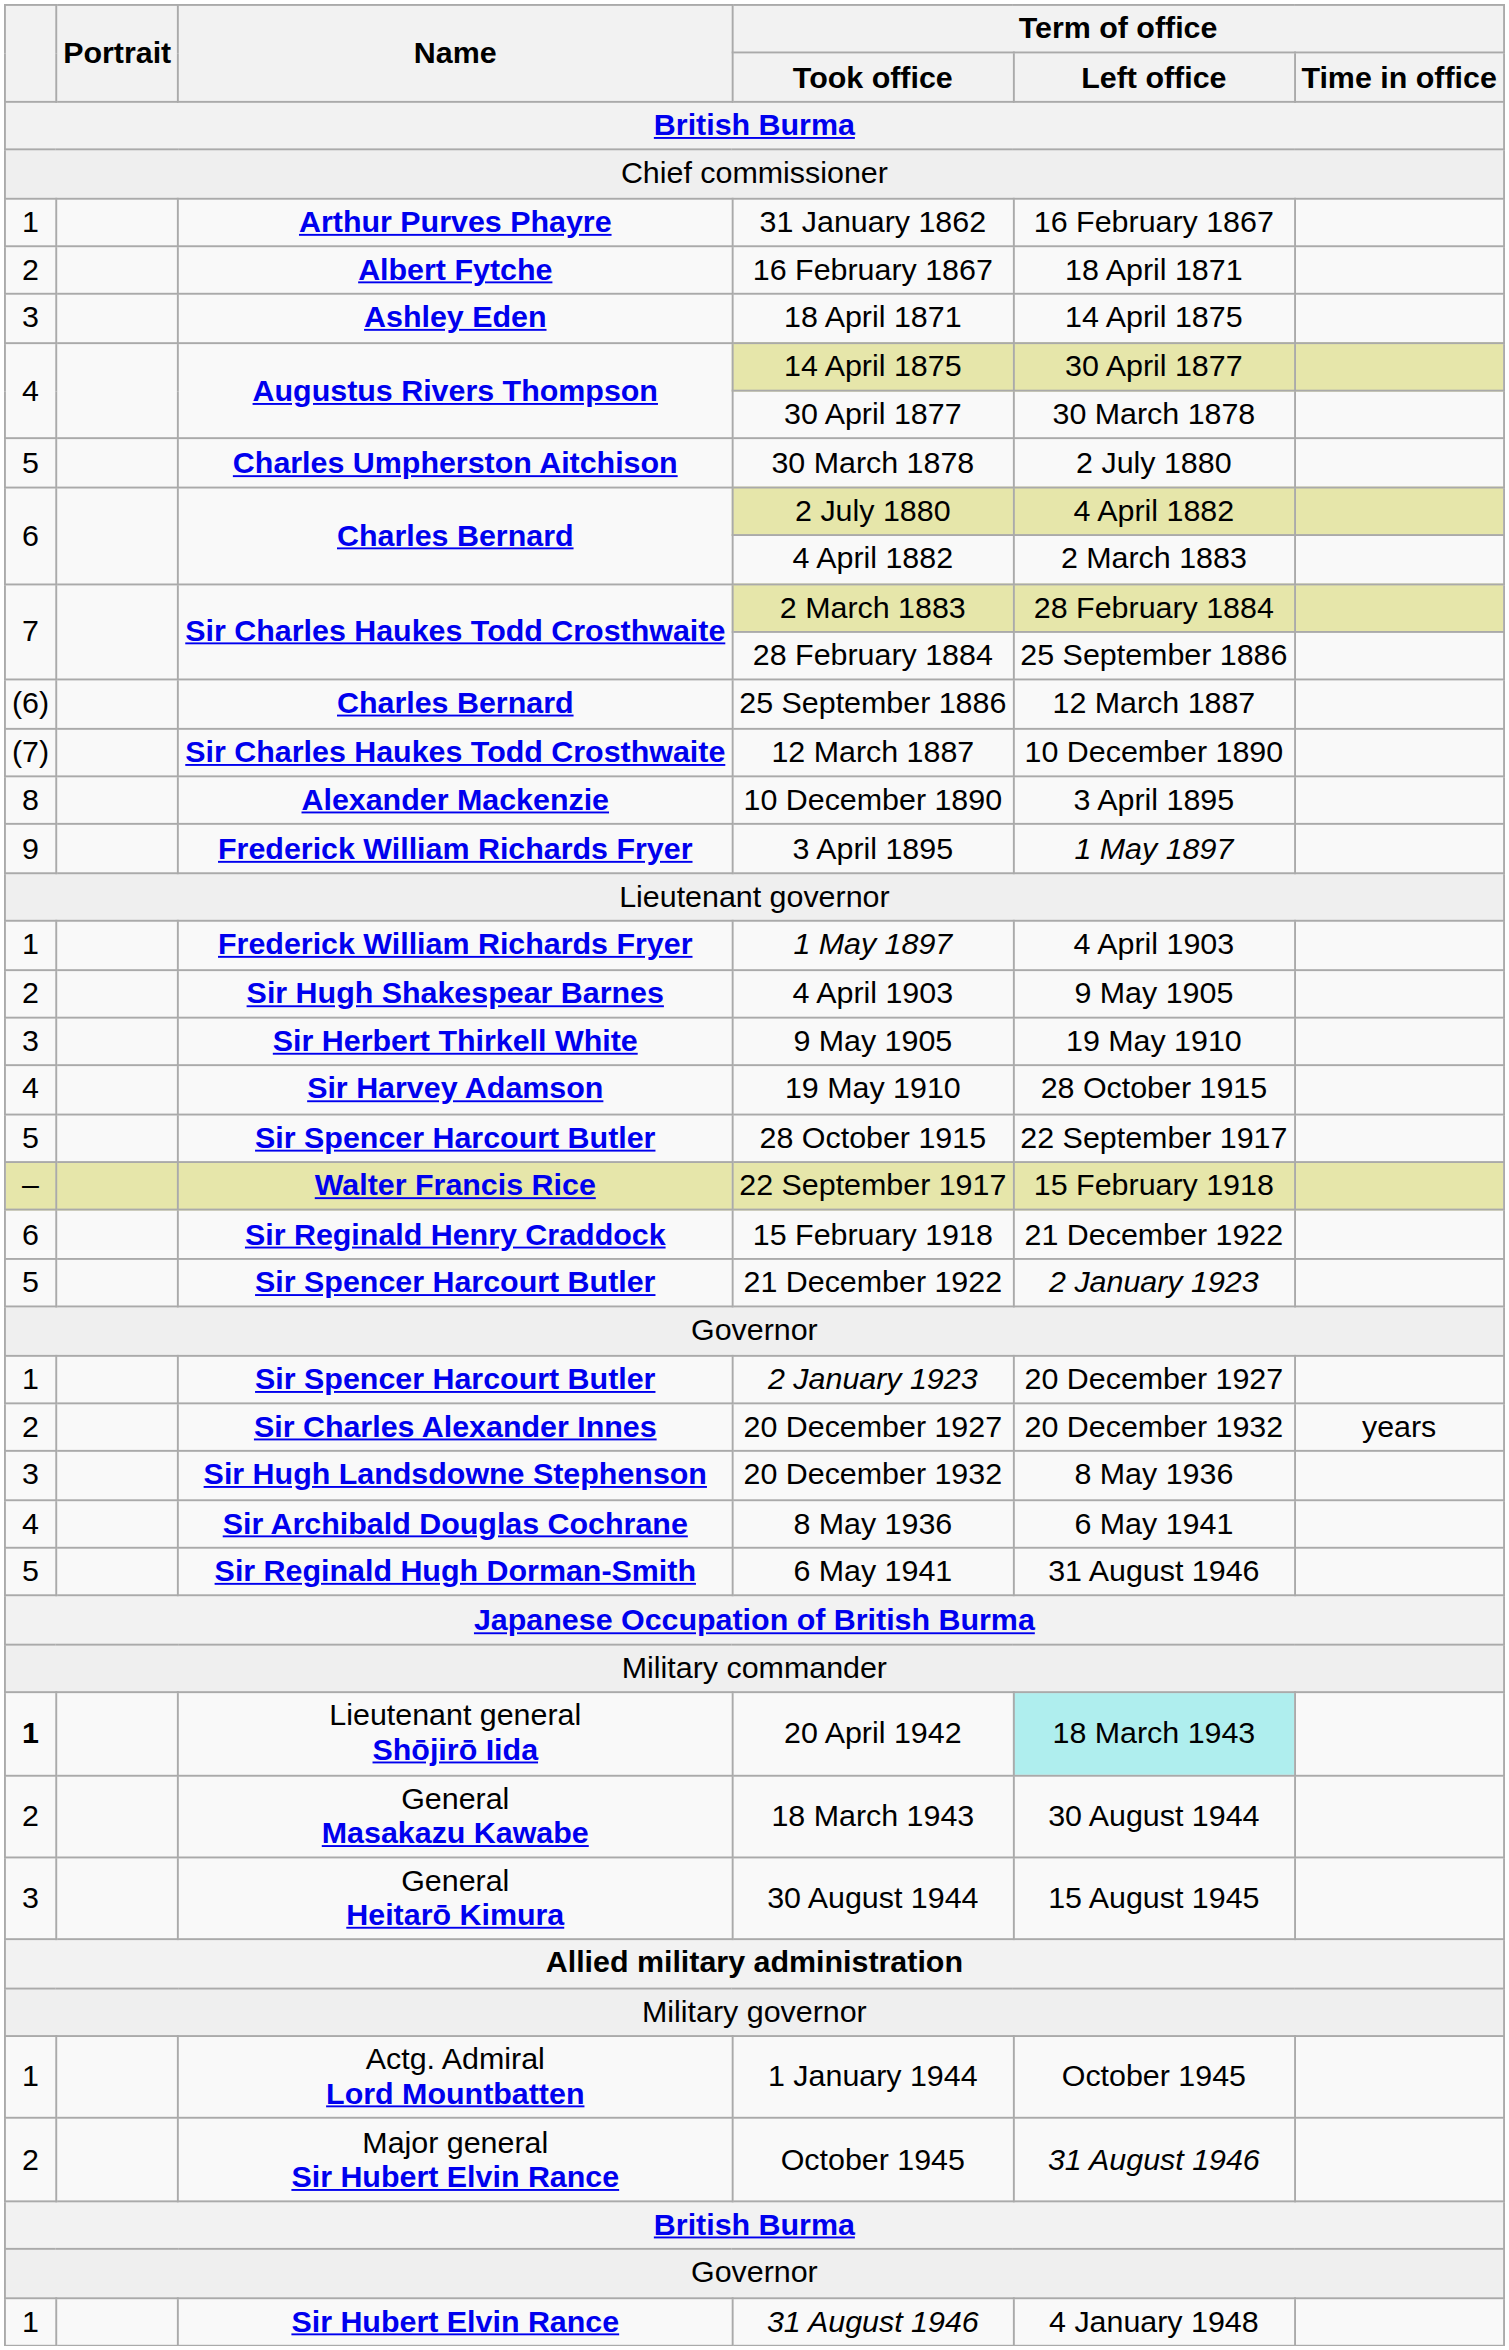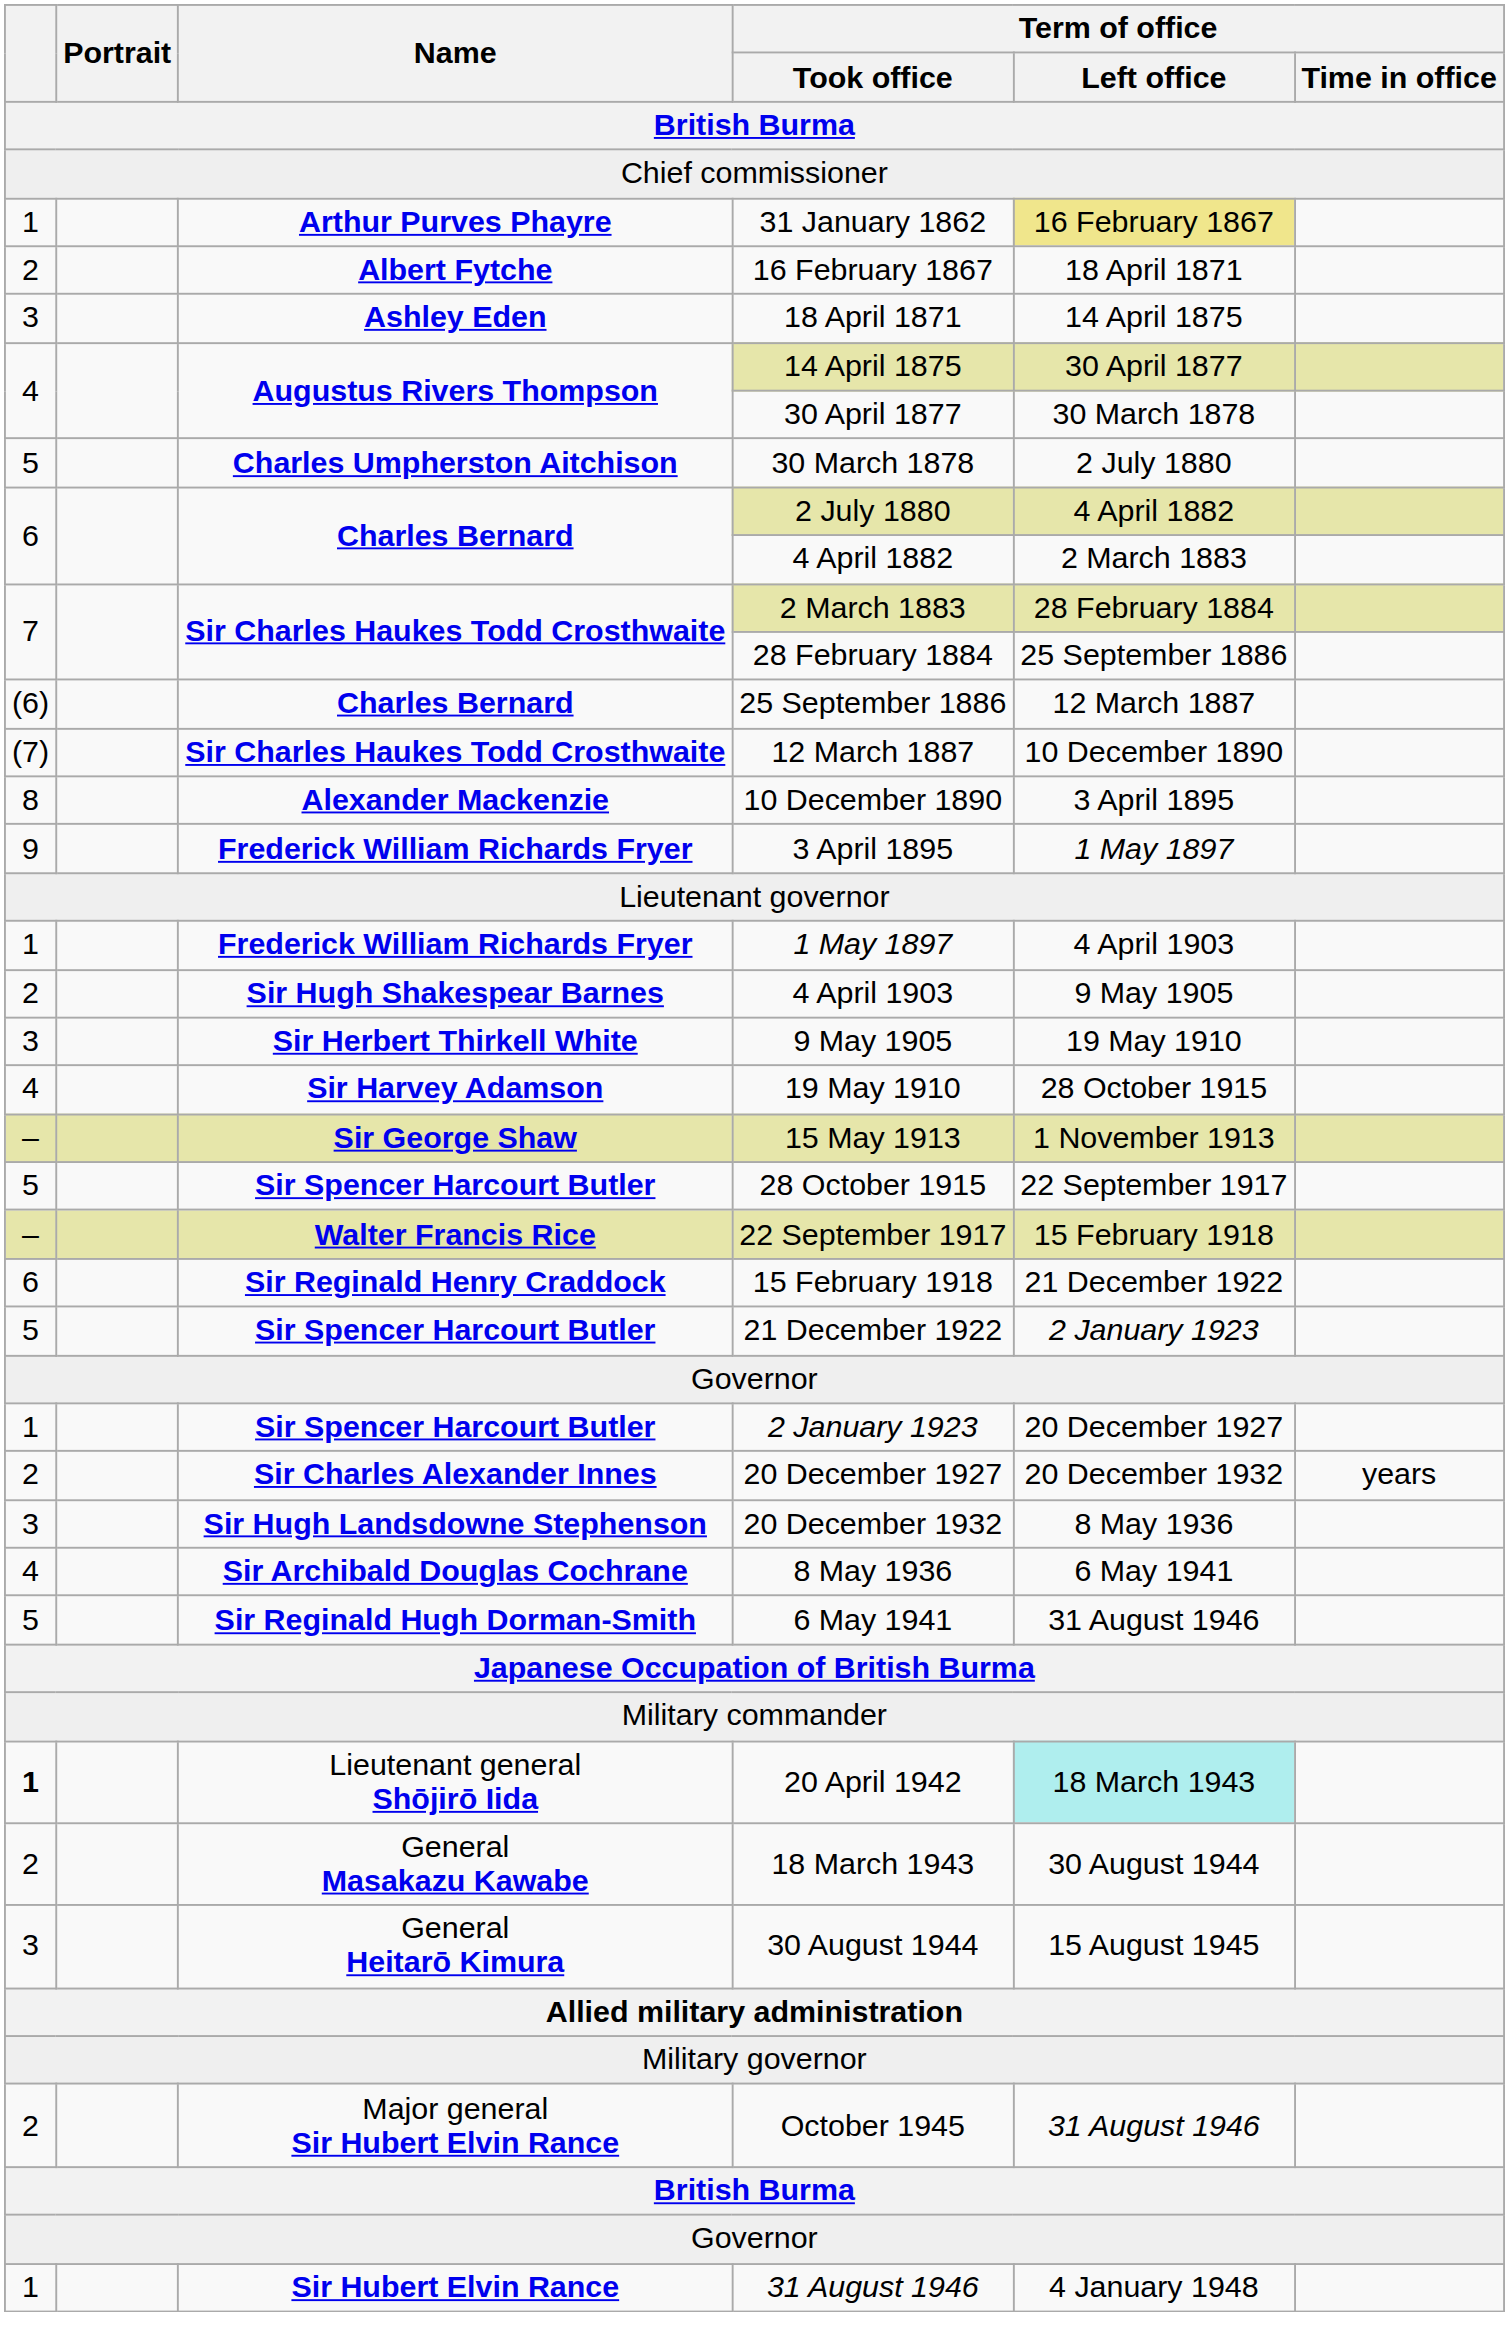(1154, 221) no background -> (1154, 221) khaki background
+ row: (455, 1137)
- row: (455, 2076)
